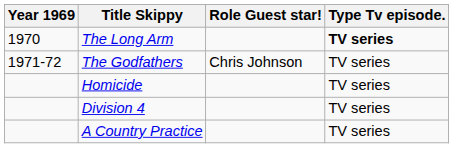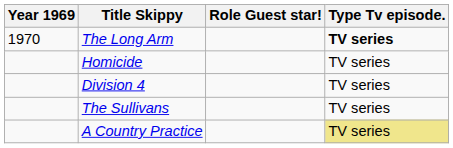- row: (132, 62)
+ row: (125, 108)
(359, 131) no background -> (359, 131) khaki background
